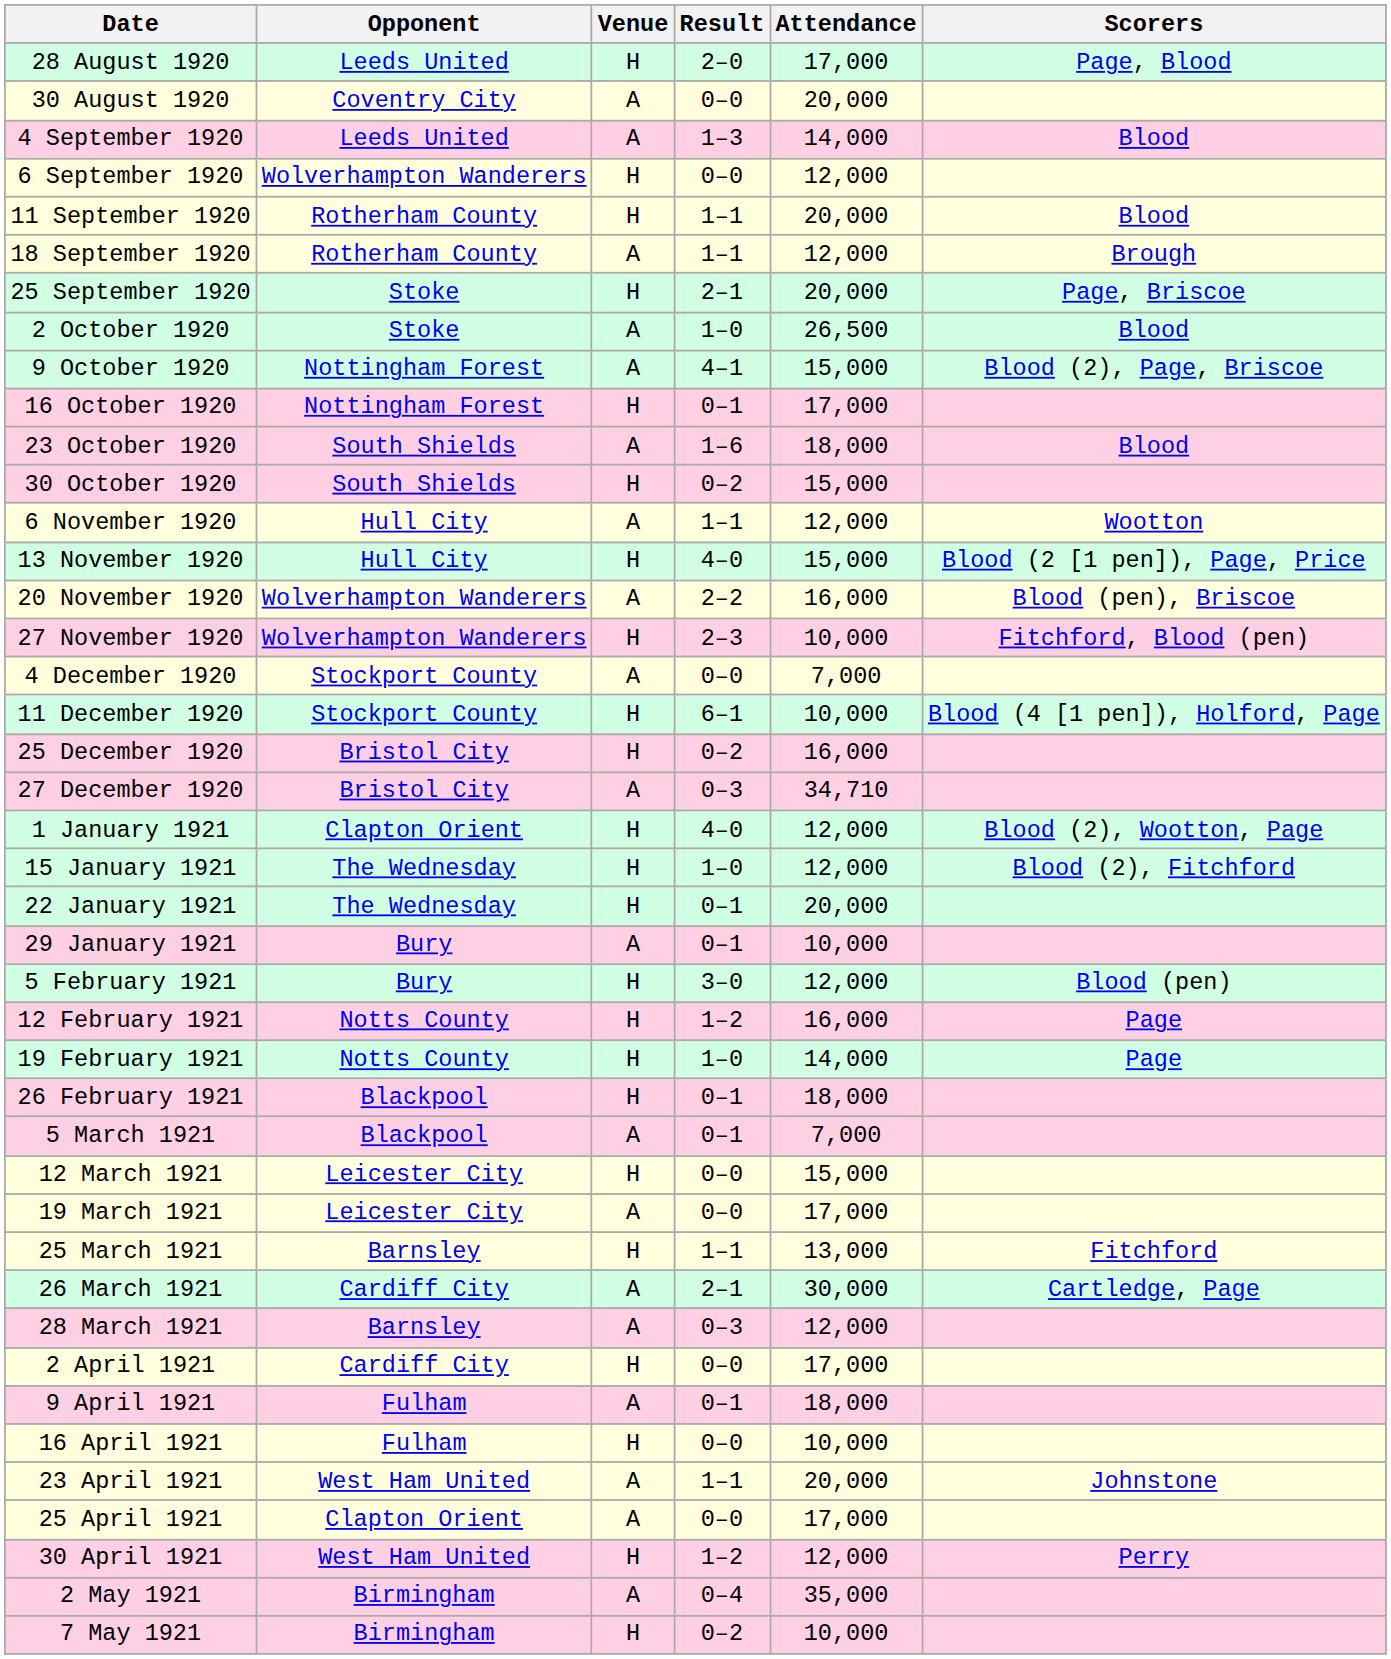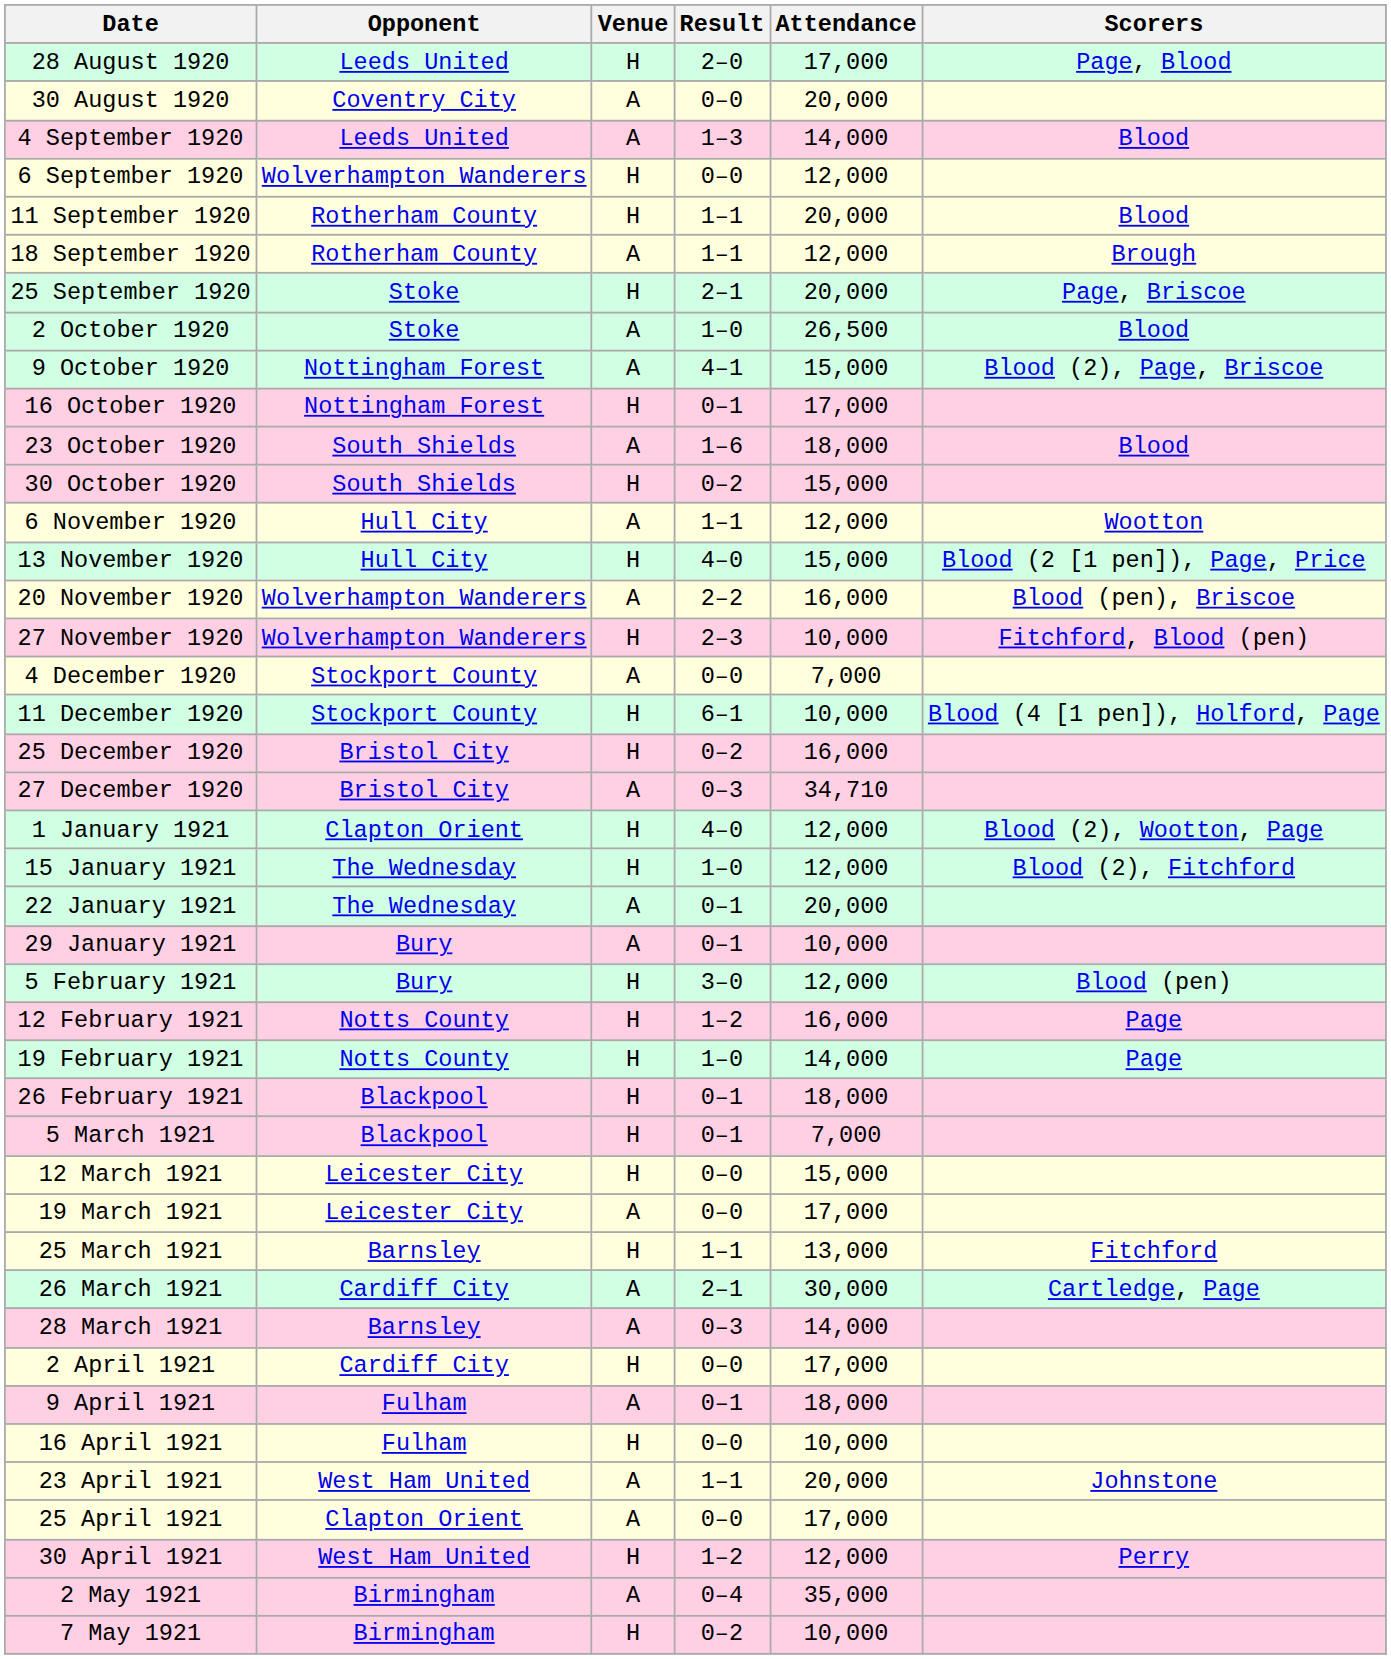(633, 906) H -> (633, 906) A
(633, 1136) A -> (633, 1136) H
(846, 1328) 12,000 -> (846, 1328) 14,000
